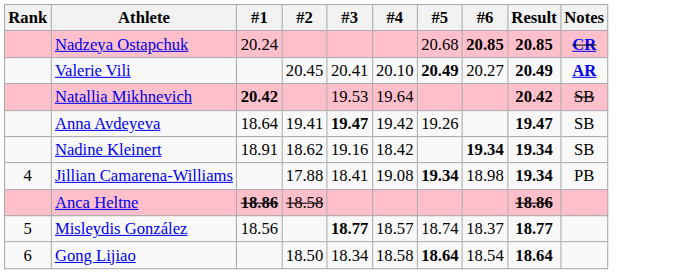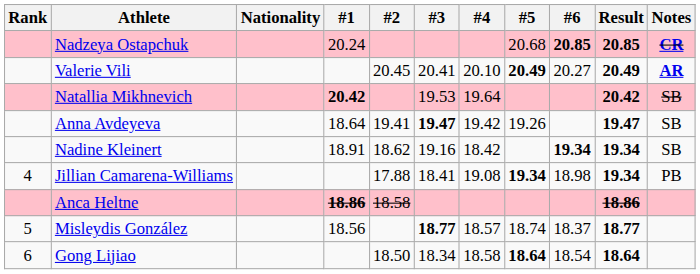+ column: (280, 17)
